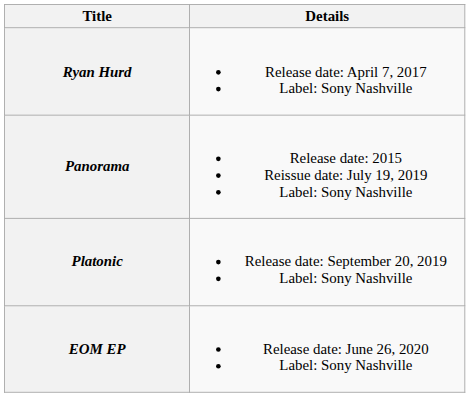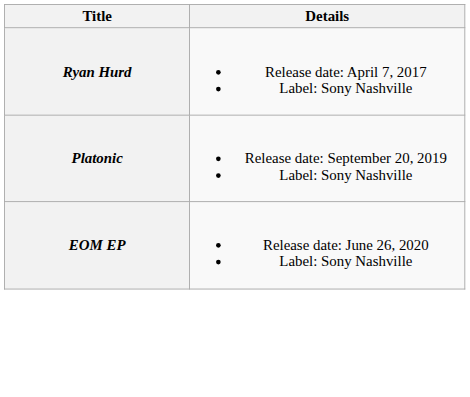- row: (97, 166)
